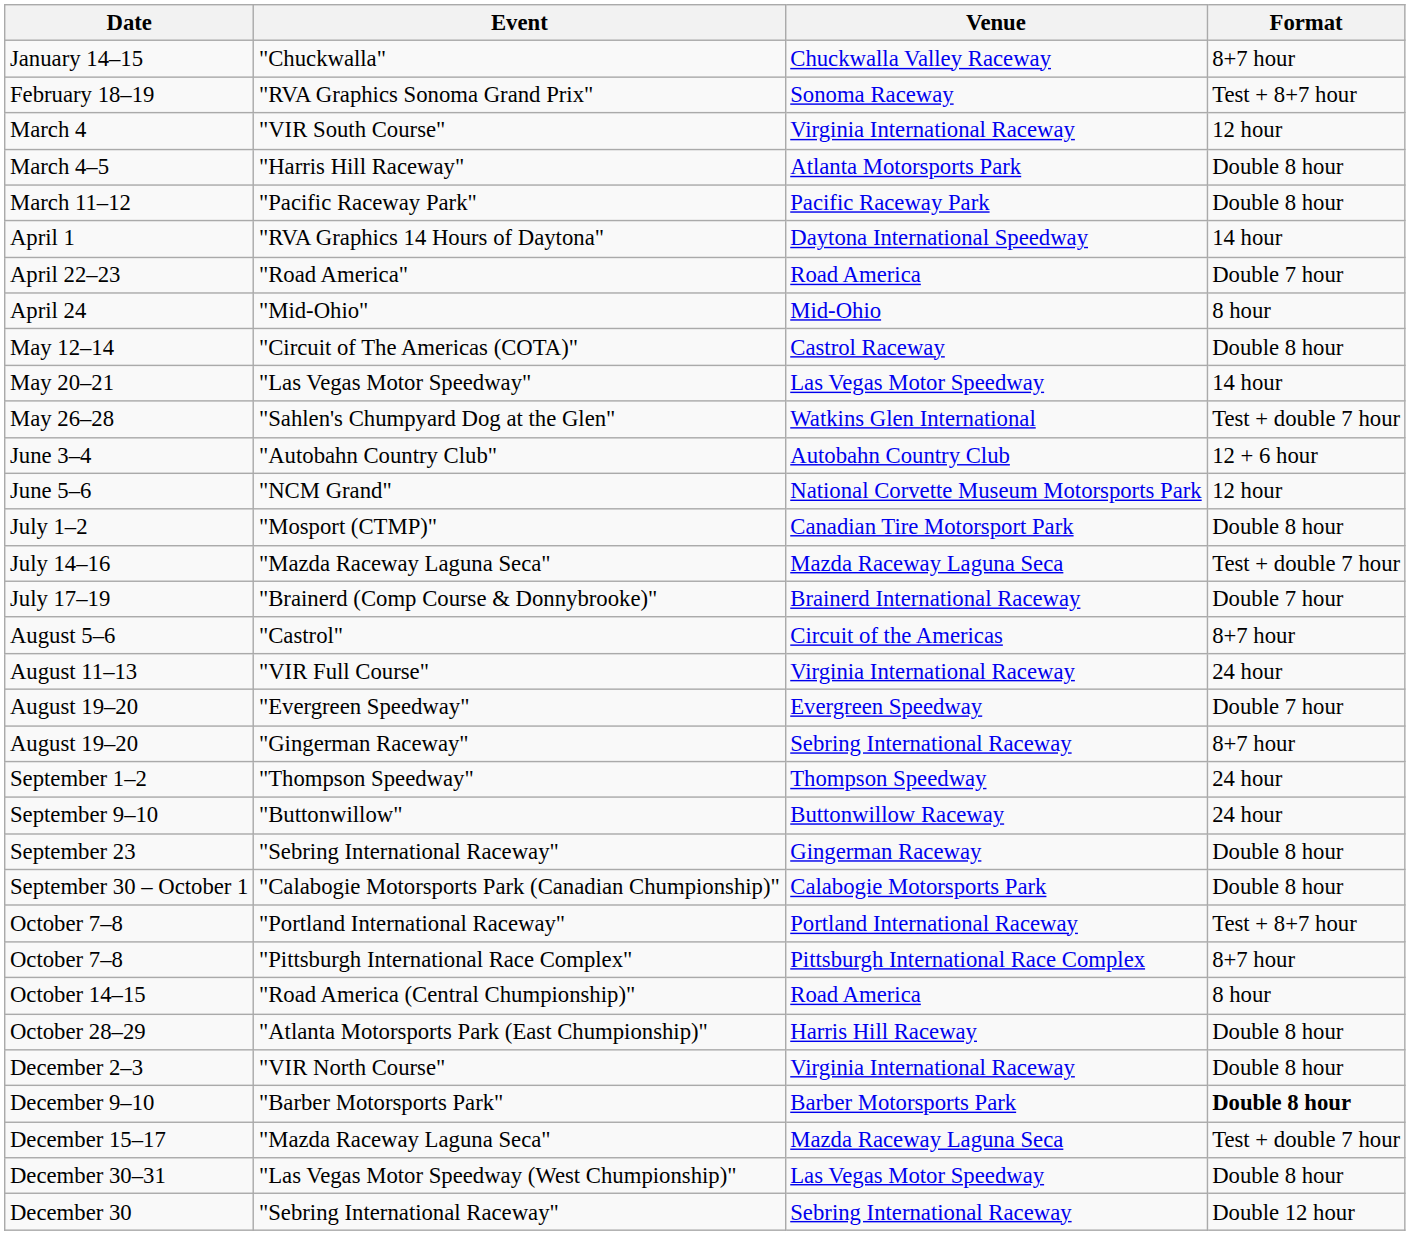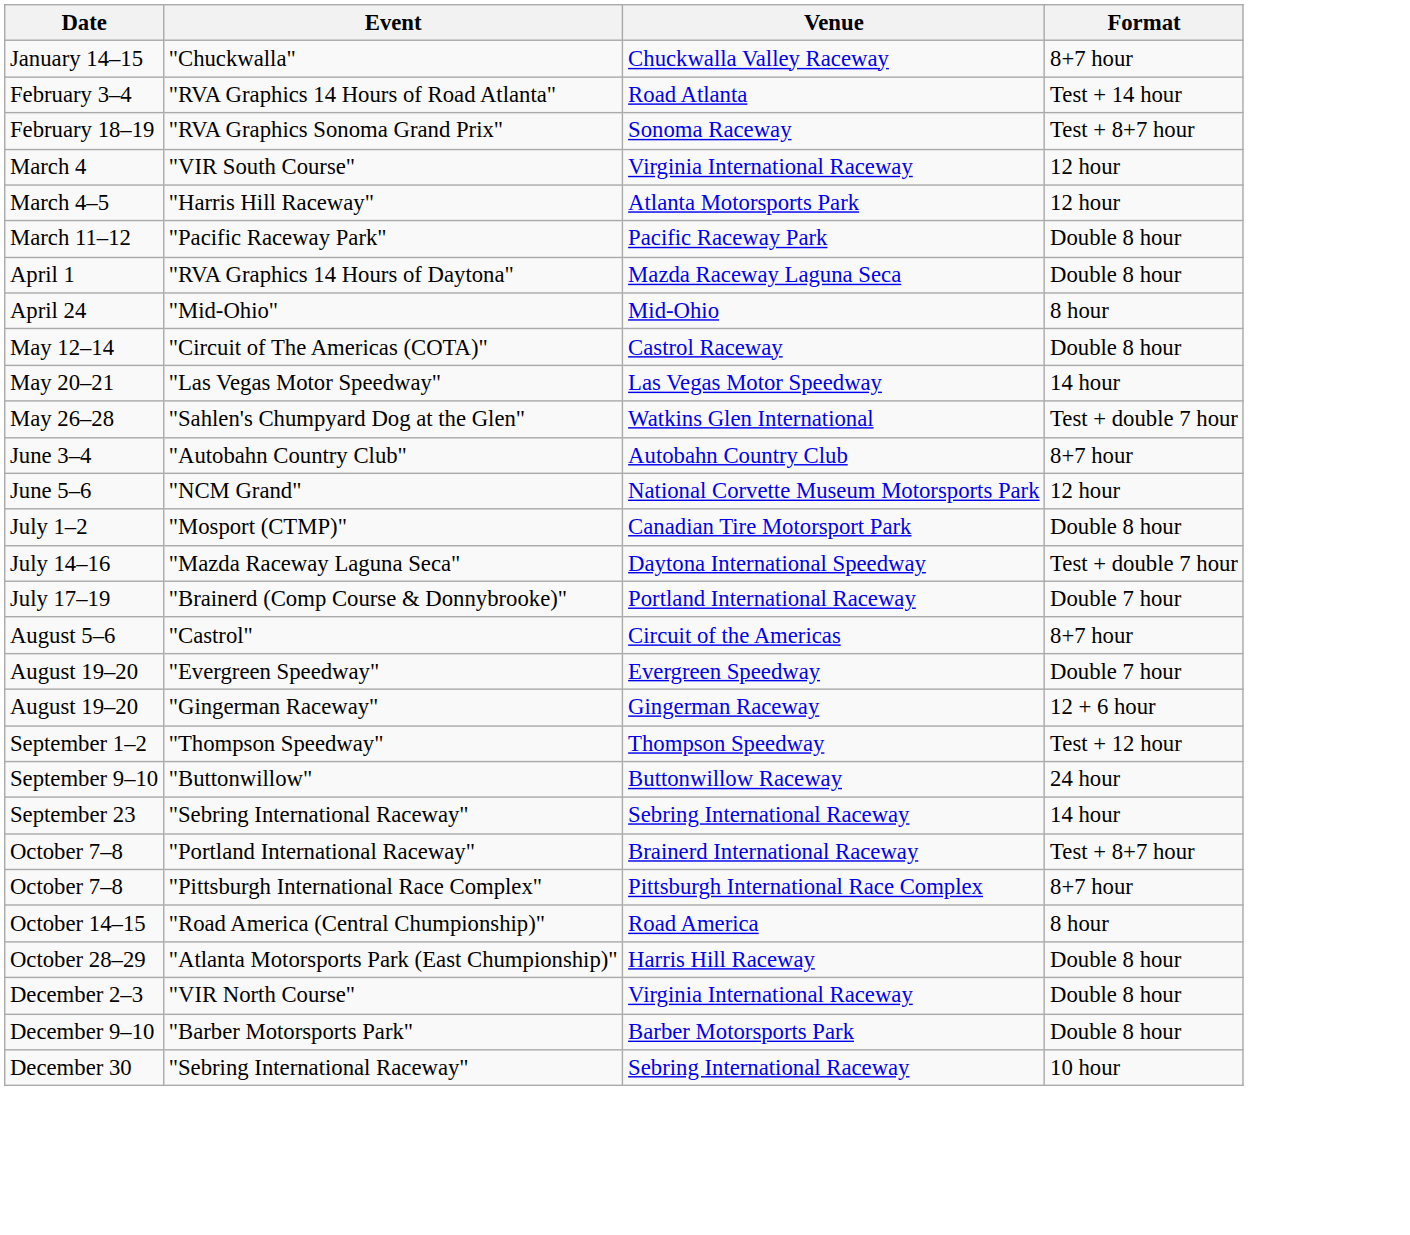+ row: (71, 94)
(1278, 166) Double 8 hour -> (1085, 202) 12 hour
(939, 238) Daytona International Speedway -> (765, 274) Mazda Raceway Laguna Seca
(1247, 238) 14 hour -> (1116, 274) Double 8 hour
- row: (65, 274)
(1265, 454) 12 + 6 hour -> (1091, 454) 8+7 hour
(927, 563) Mazda Raceway Laguna Seca -> (777, 563) Daytona International Speedway
(935, 599) Brainerd International Raceway -> (772, 599) Portland International Raceway
- row: (74, 671)
(931, 743) Sebring International Raceway -> (724, 707) Gingerman Raceway
(1254, 743) 8+7 hour -> (1103, 707) 12 + 6 hour
(1247, 779) 24 hour -> (1116, 743) Test + 12 hour
(886, 851) Gingerman Raceway -> (769, 815) Sebring International Raceway
(1278, 851) Double 8 hour -> (1085, 815) 14 hour
- row: (129, 887)
(934, 923) Portland International Raceway -> (773, 851) Brainerd International Raceway
(1282, 1103) bold -> (1116, 1031) normal
- row: (88, 1139)
- row: (88, 1175)
(1283, 1211) Double 12 hour -> (1085, 1067) 10 hour
